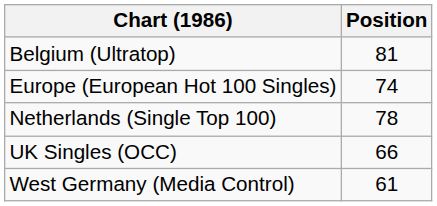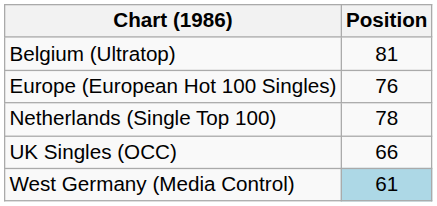(387, 86) 74 -> (387, 86) 76
(387, 184) no background -> (387, 184) lightblue background
